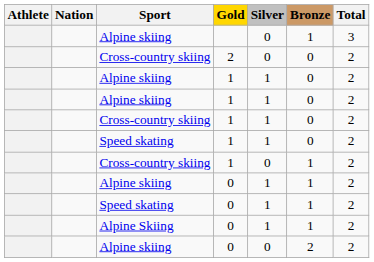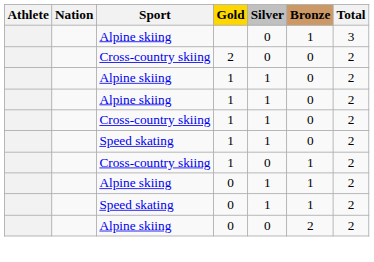- row: (136, 225)
